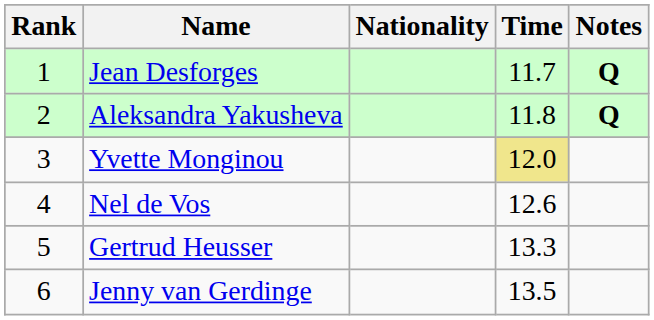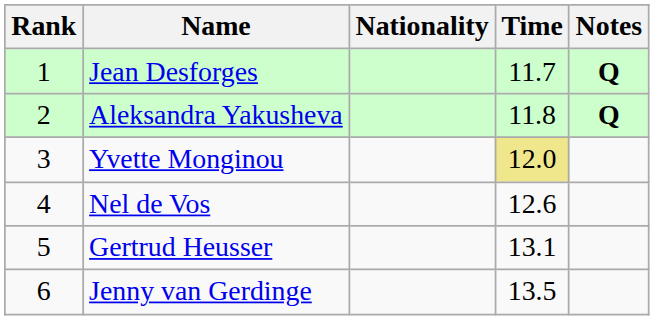(532, 247) 13.3 -> (532, 247) 13.1
